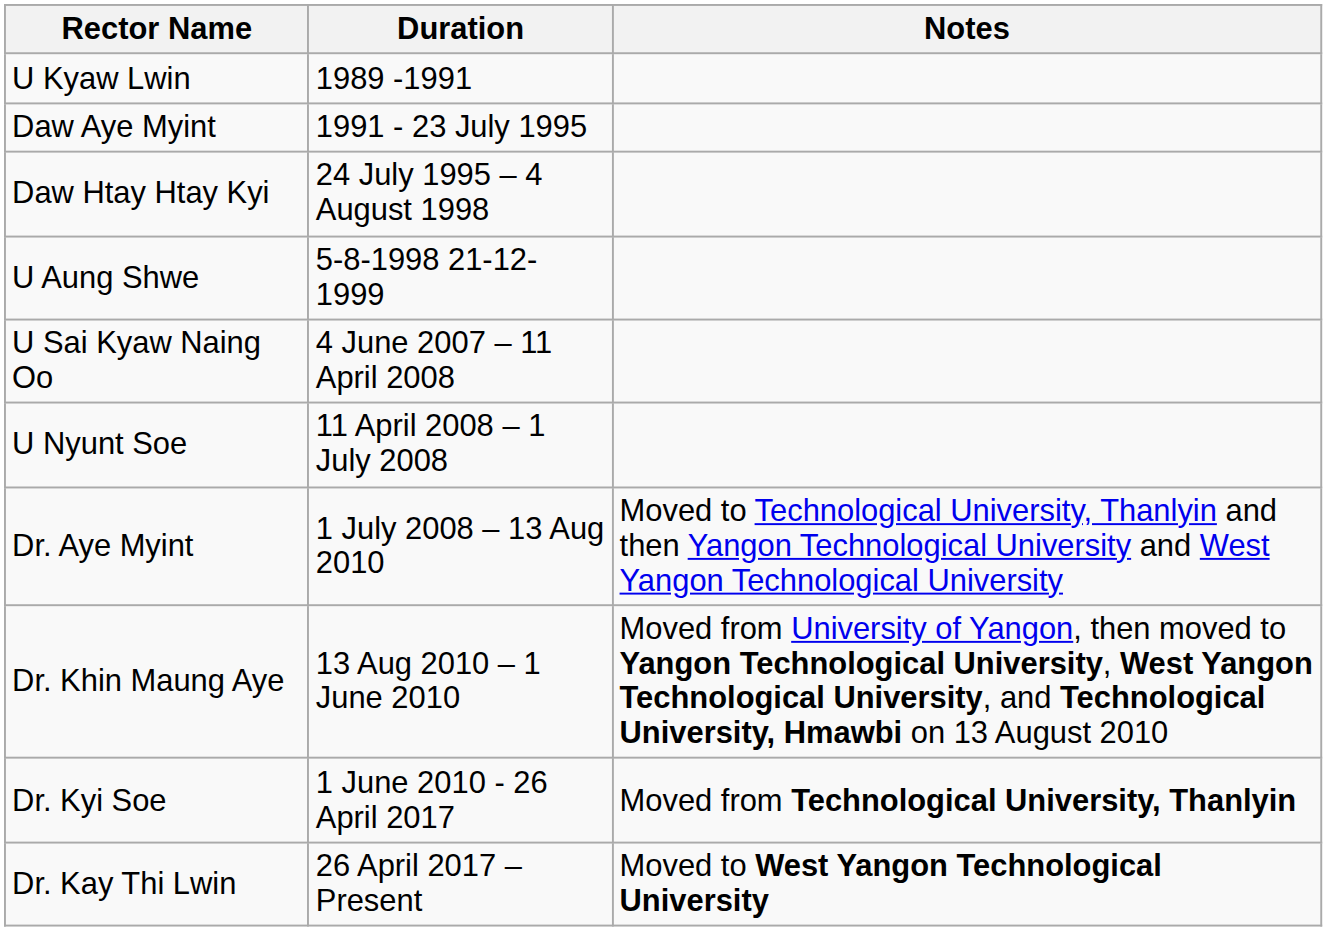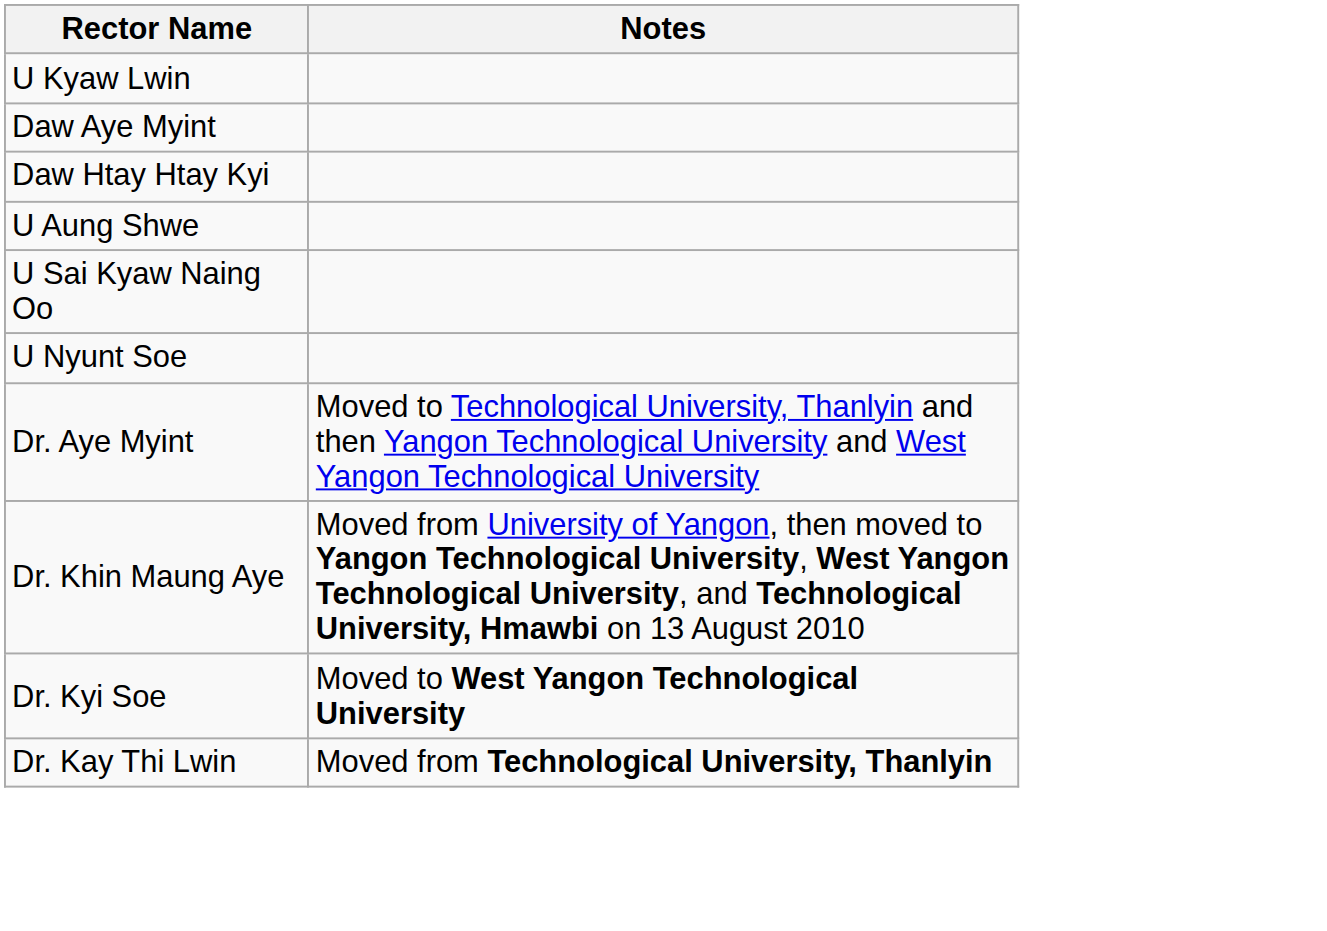- column: (461, 28)
(958, 799) Moved from Technological University, Thanlyin -> (587, 695) Moved to West Yangon Technological University
(891, 883) Moved to West Yangon Technological University -> (654, 761) Moved from Technological University, Thanlyin
